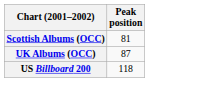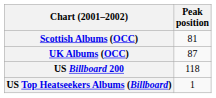+ row: (89, 85)
